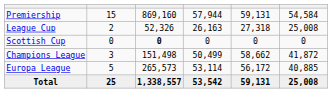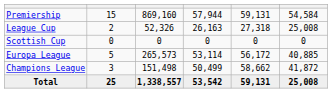(159, 42) bold -> (159, 42) normal
rows swapped: (46, 55) <-> (38, 68)
